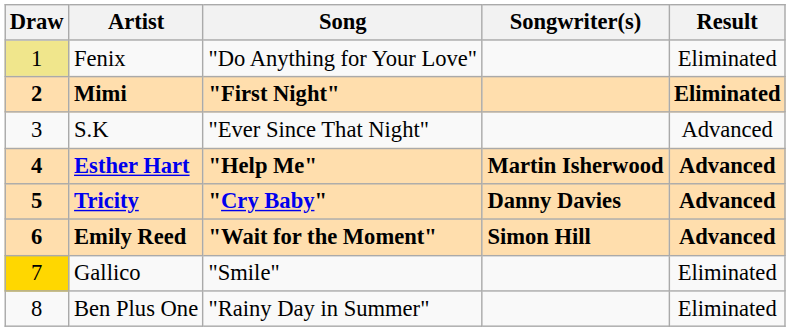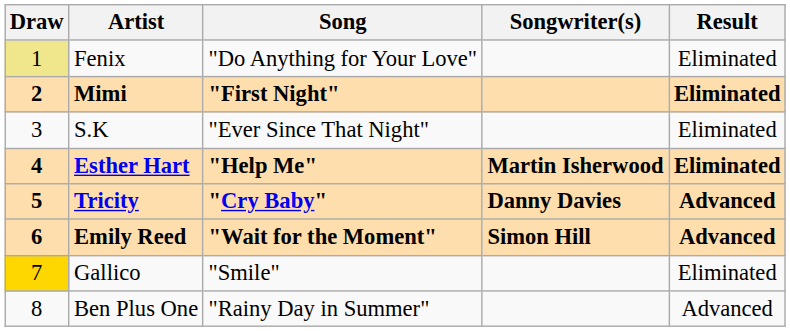(727, 129) Advanced -> (727, 129) Eliminated
(727, 165) Advanced -> (727, 165) Eliminated
(727, 308) Eliminated -> (727, 308) Advanced
